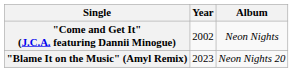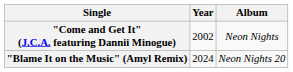(203, 59) 2023 -> (203, 59) 2024
